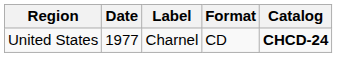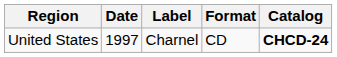(122, 40) 1977 -> (122, 40) 1997
